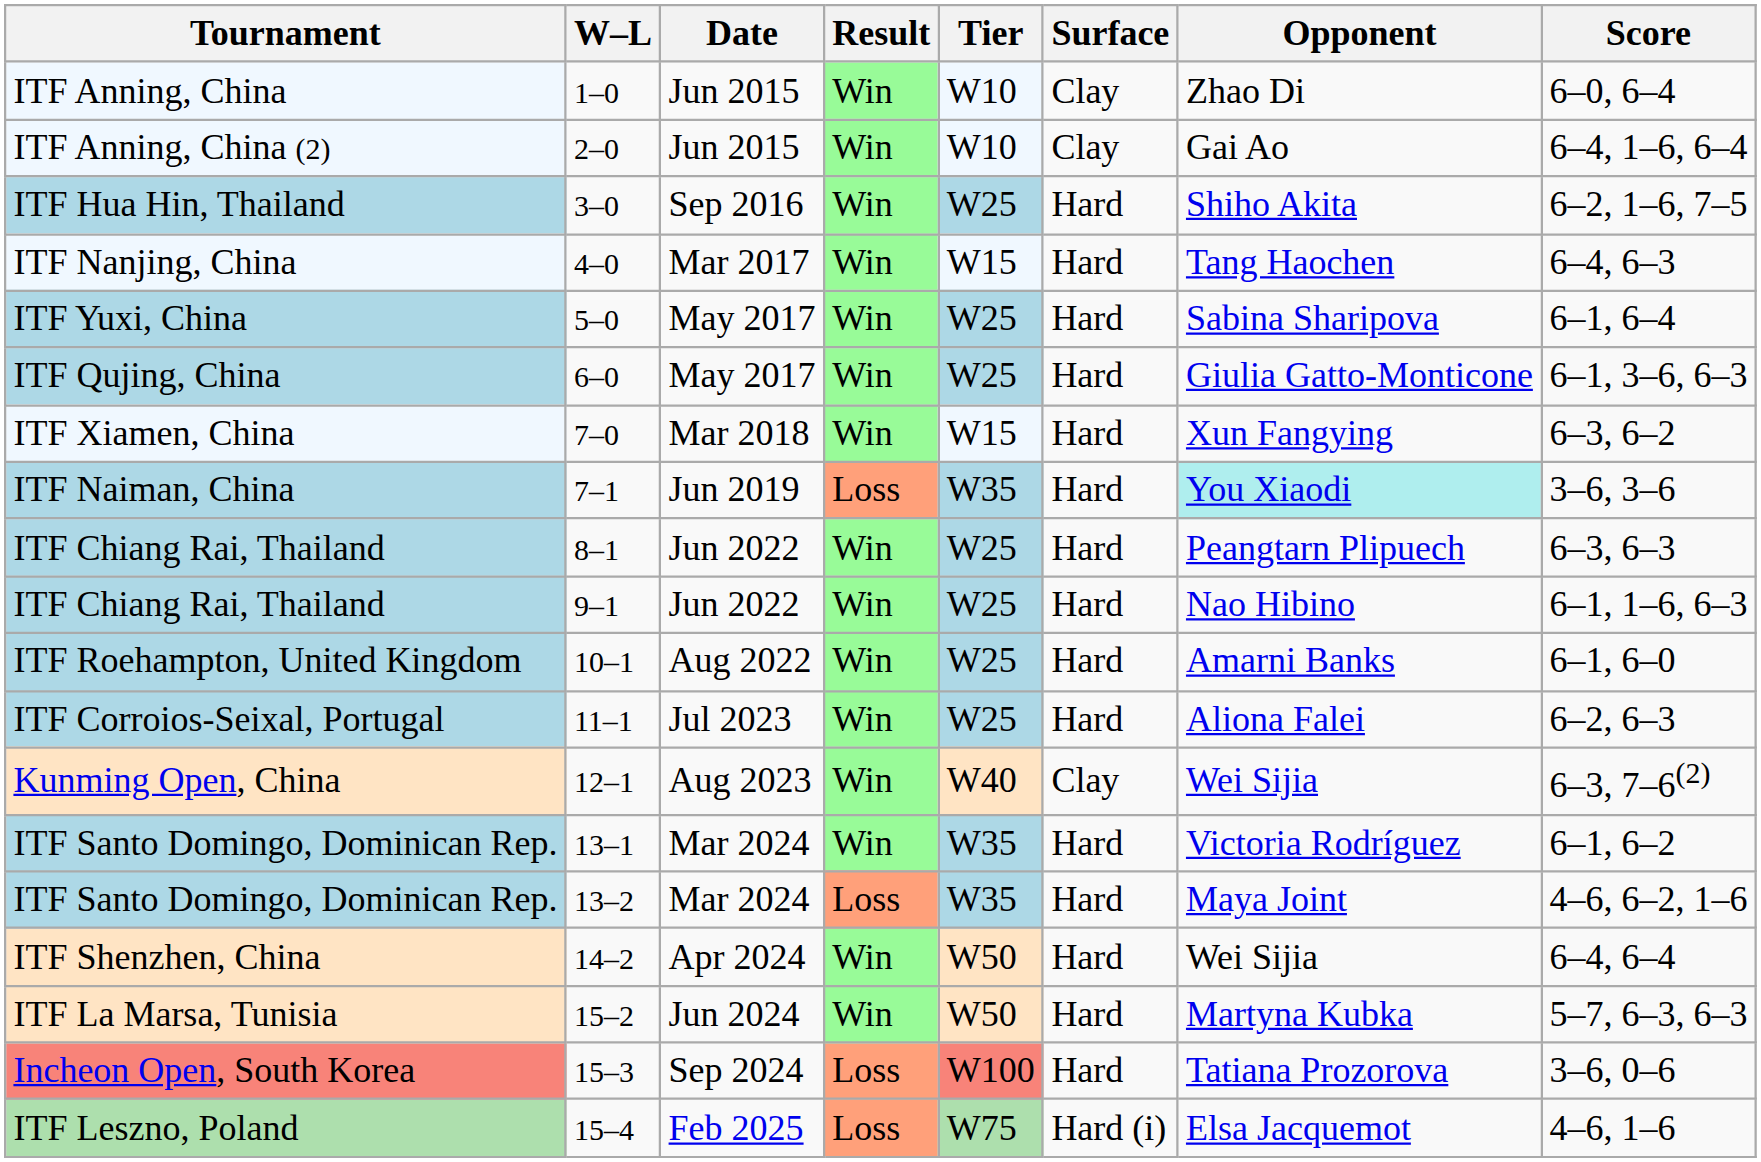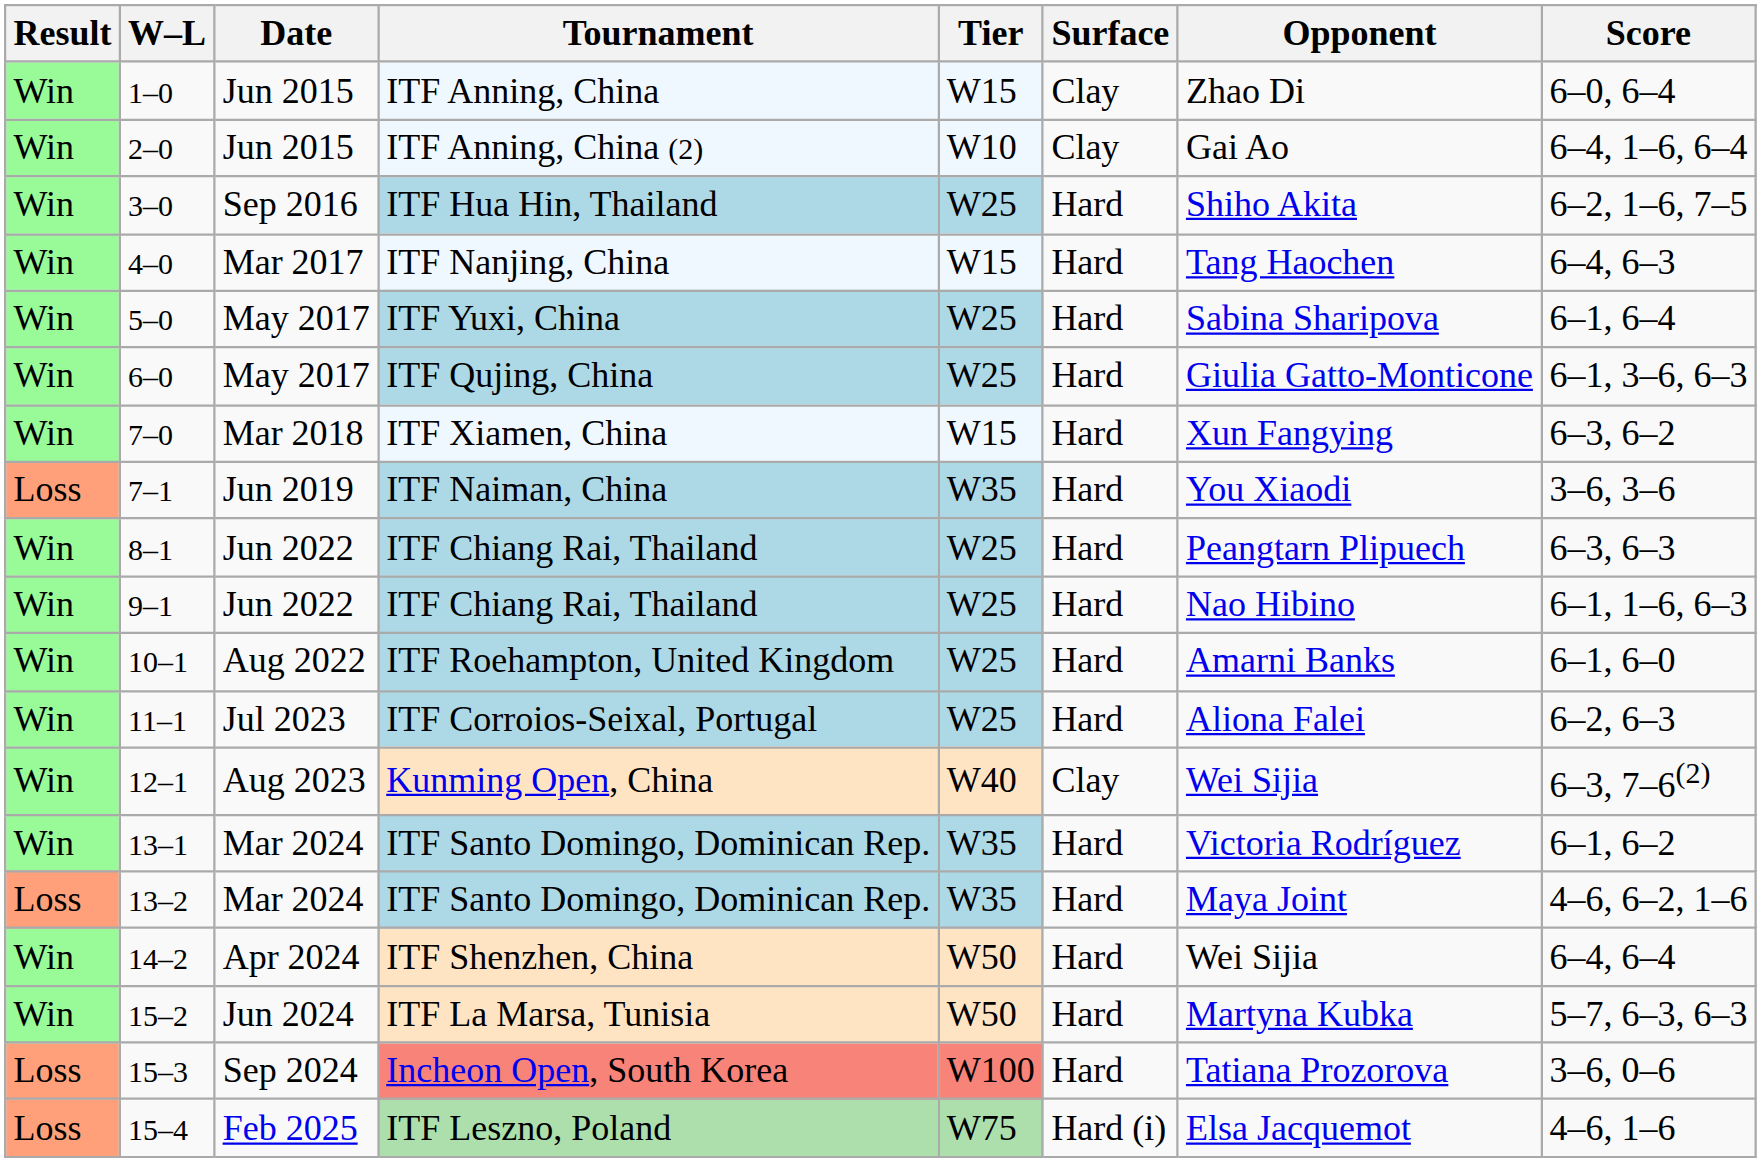columns swapped: (881, 33) <-> (285, 33)
(982, 90) W10 -> (982, 90) W15
(1269, 489) paleturquoise background -> (1269, 489) no background
